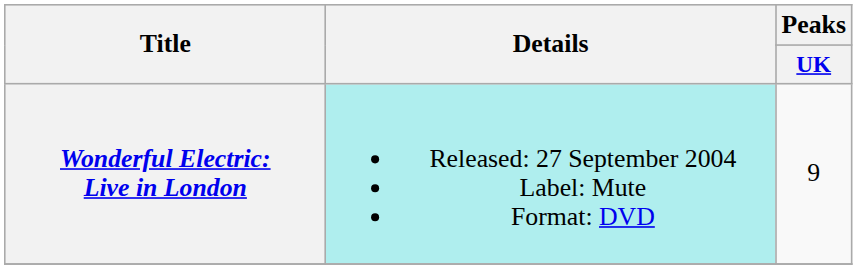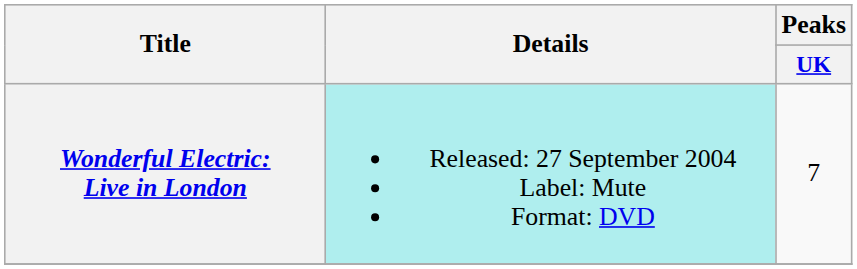(814, 173) 9 -> (814, 173) 7
